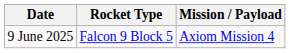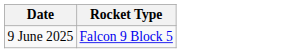- column: (231, 15)
